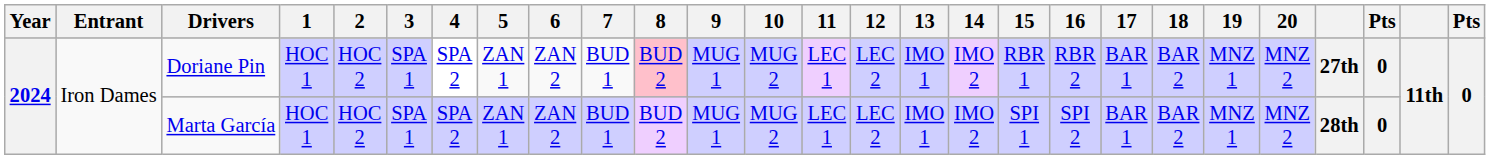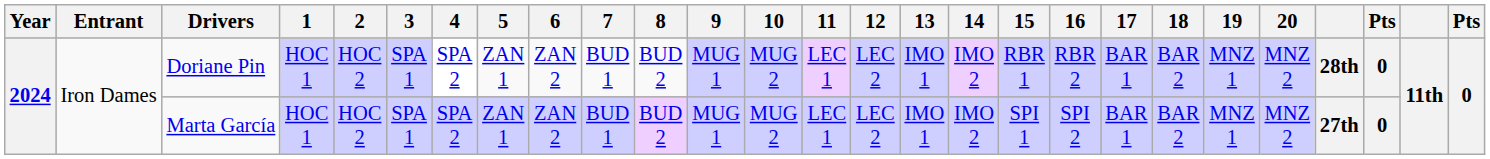(661, 66) pink background -> (661, 66) no background
(1339, 66) 27th -> (1339, 66) 28th
(1339, 125) 28th -> (1339, 125) 27th
